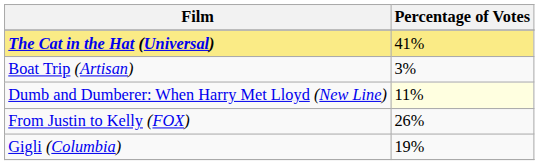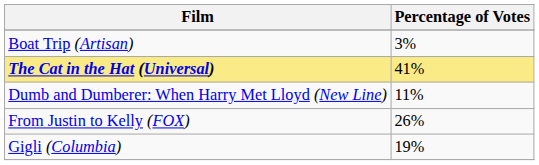rows swapped: (111, 43) <-> (71, 69)
(409, 95) lightyellow background -> (409, 95) no background
